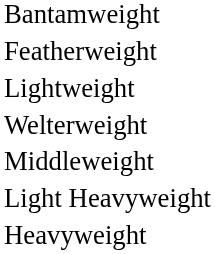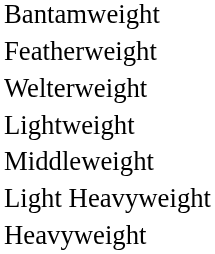rows swapped: (69, 88) <-> (76, 124)
